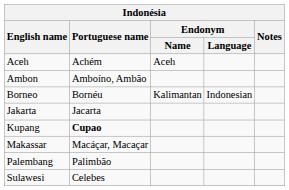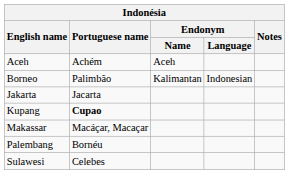- row: (22, 78)
(87, 95) Bornéu -> (92, 78) Palimbão
(92, 161) Palimbão -> (87, 144) Bornéu
